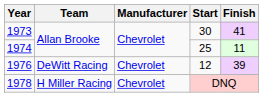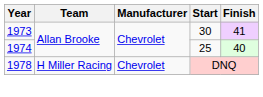(239, 49) 11 -> (239, 49) 40
- row: (19, 66)
